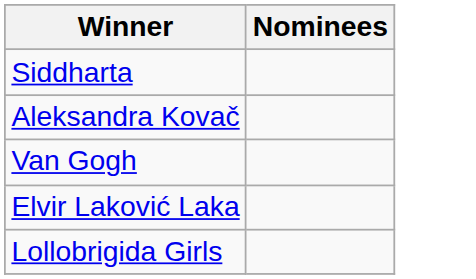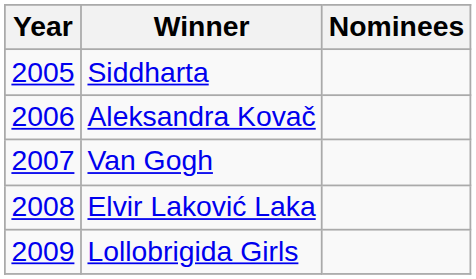+ column: (43, 26)
